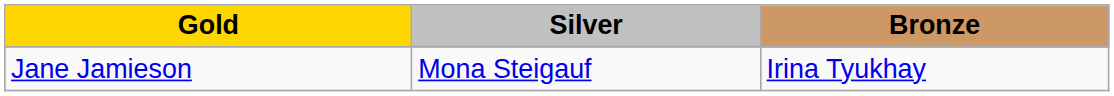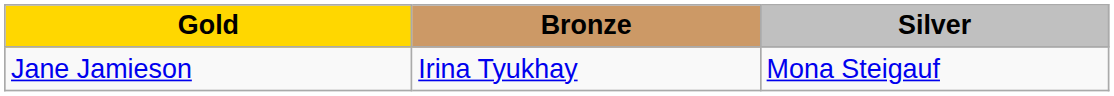columns swapped: (586, 25) <-> (935, 25)
